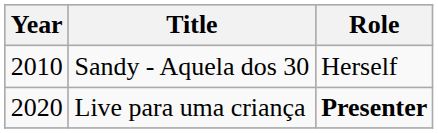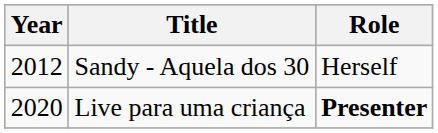(37, 66) 2010 -> (37, 66) 2012
